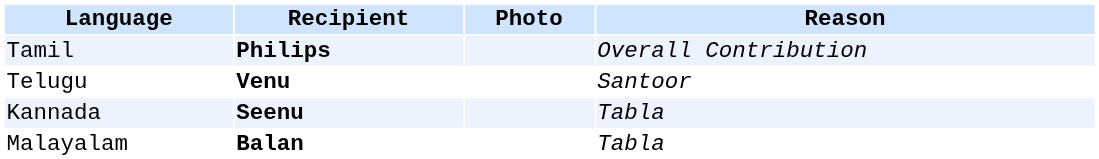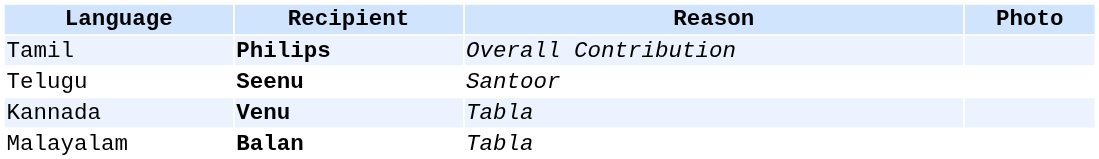columns swapped: (845, 19) <-> (529, 19)
(263, 82) Venu -> (270, 82) Seenu
(270, 113) Seenu -> (263, 113) Venu
